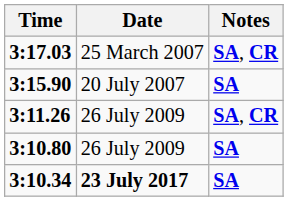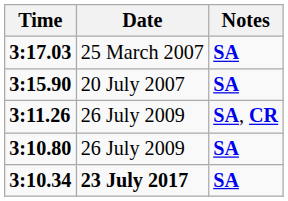(246, 52) SA, CR -> (226, 52) SA
